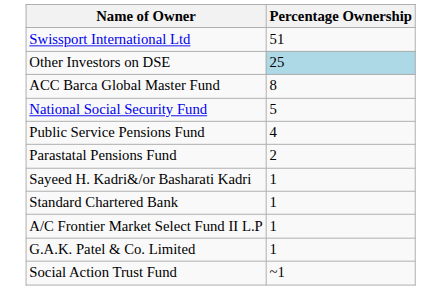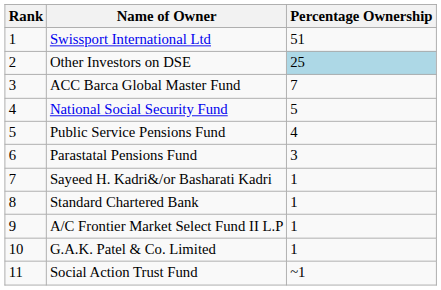+ column: (26, 16)
(273, 86) 8 -> (294, 86) 7
(273, 156) 2 -> (294, 156) 3
